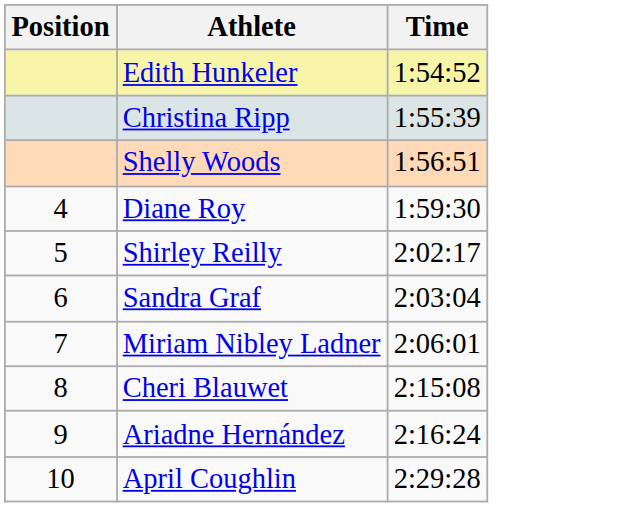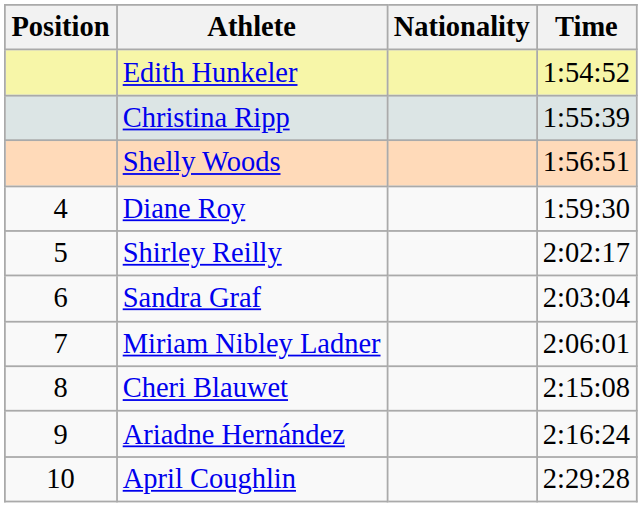+ column: (462, 27)
